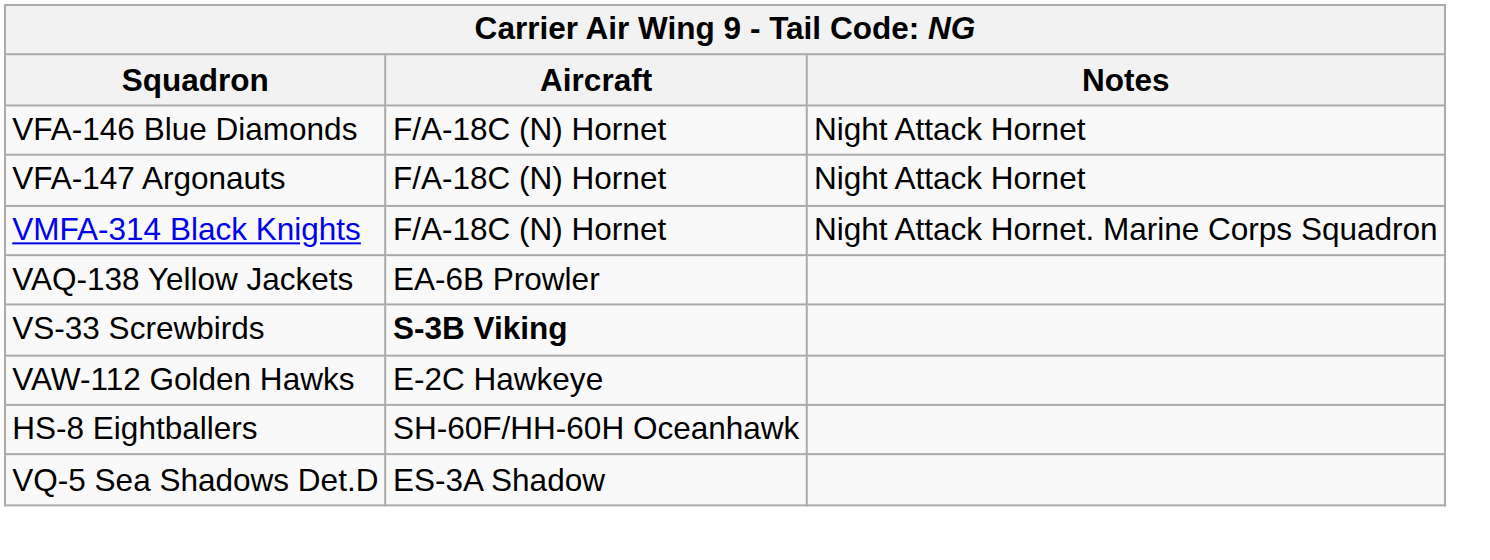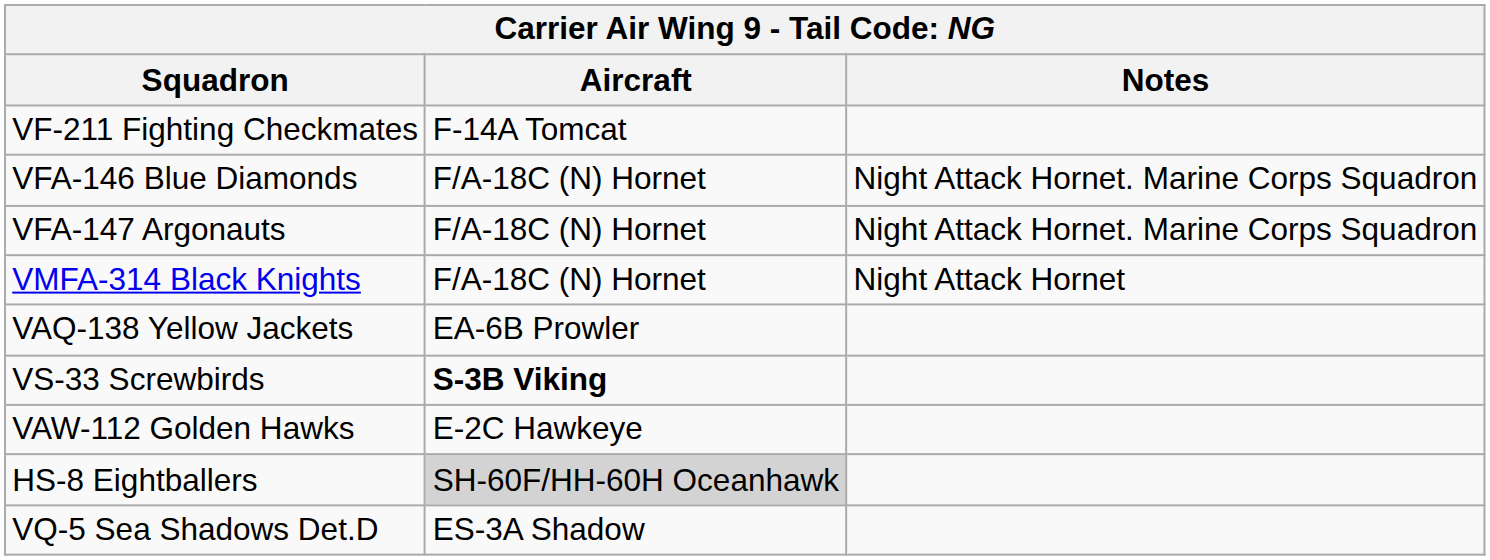+ row: (215, 129)
(950, 129) Night Attack Hornet -> (1165, 179) Night Attack Hornet. Marine Corps Squadron
(950, 179) Night Attack Hornet -> (1165, 229) Night Attack Hornet. Marine Corps Squadron
(1126, 229) Night Attack Hornet. Marine Corps Squadron -> (989, 279) Night Attack Hornet
(596, 429) no background -> (636, 479) lightgrey background
